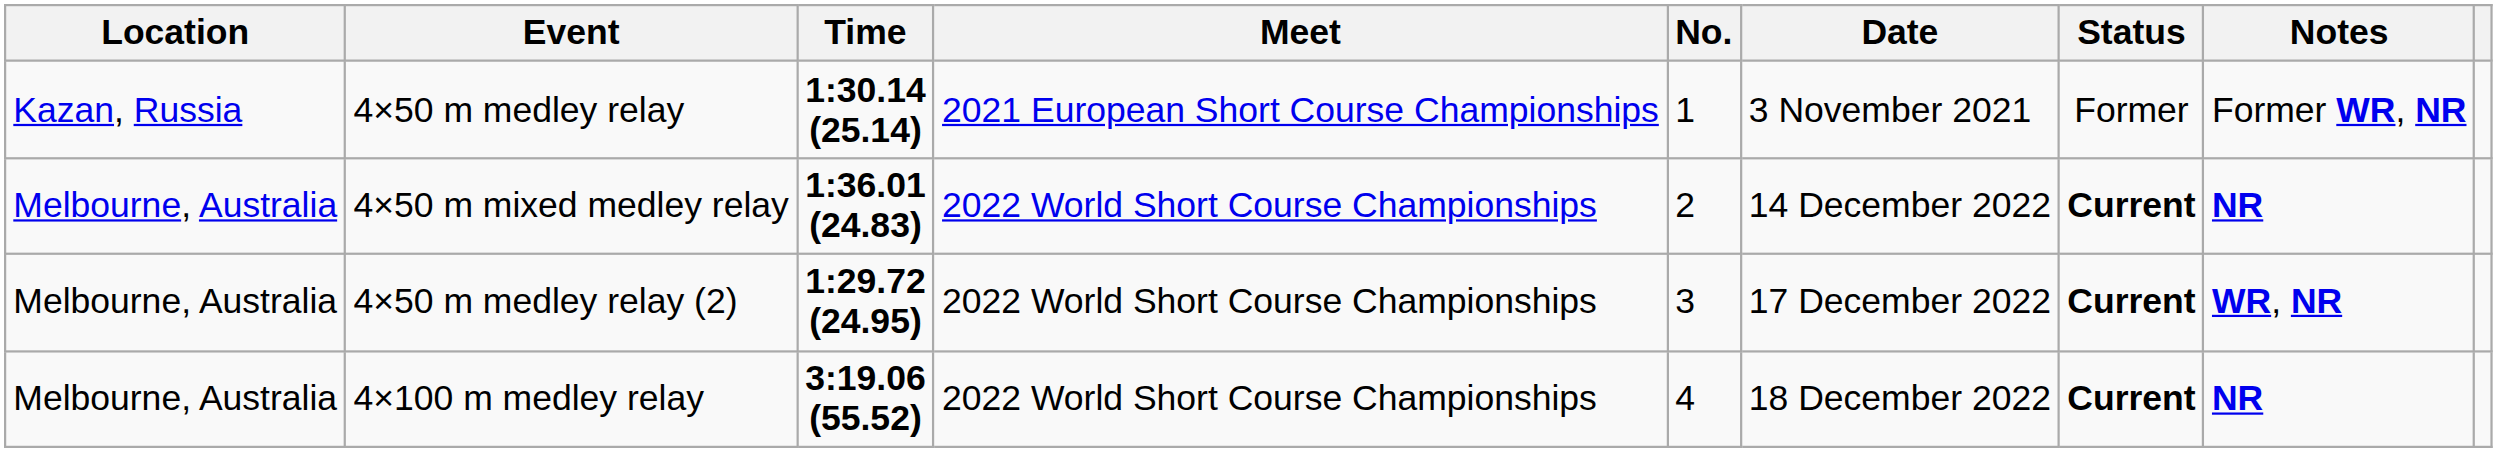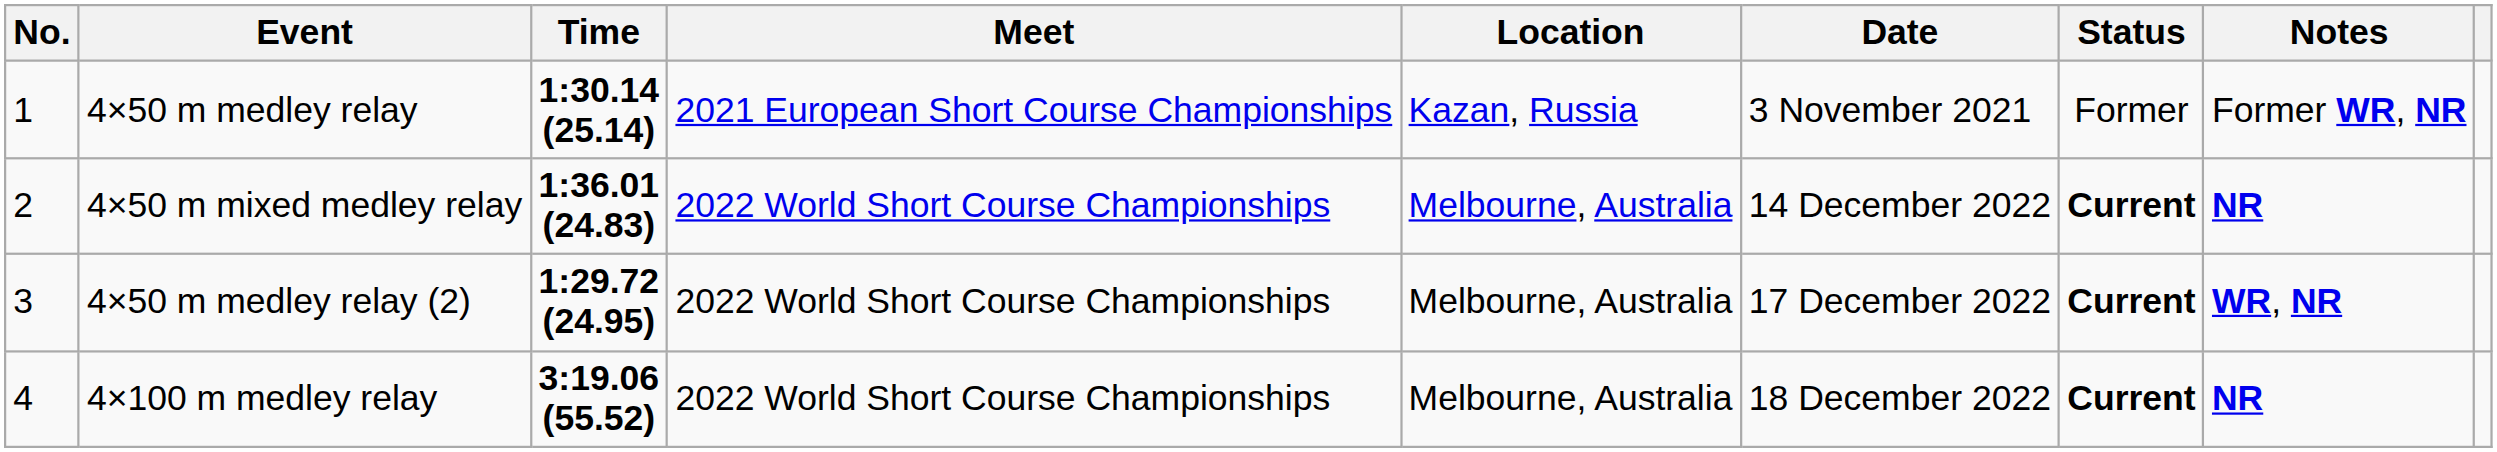columns swapped: (1704, 32) <-> (175, 32)
